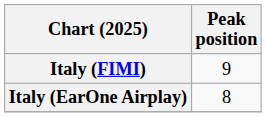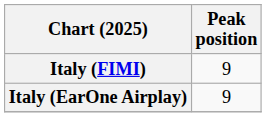(226, 97) 8 -> (226, 97) 9
